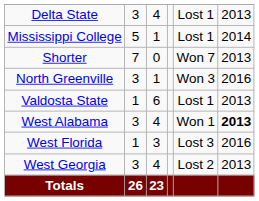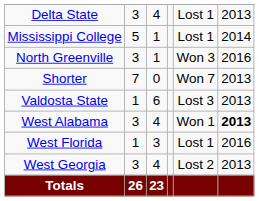rows swapped: (65, 79) <-> (65, 57)
(196, 100) Lost 1 -> (196, 100) Lost 3
(196, 143) Lost 3 -> (196, 143) Lost 1
